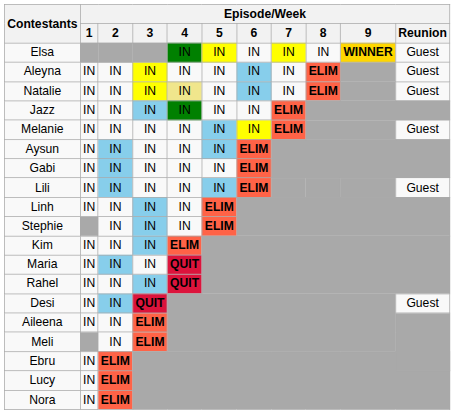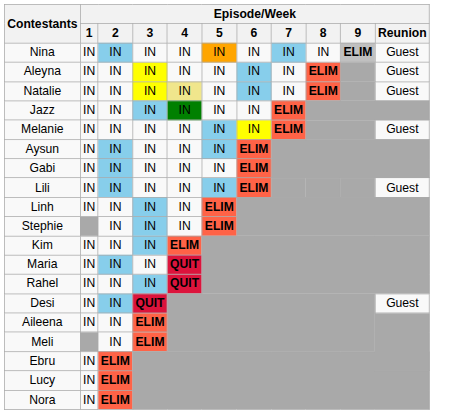- row: (42, 52)
+ row: (42, 52)
